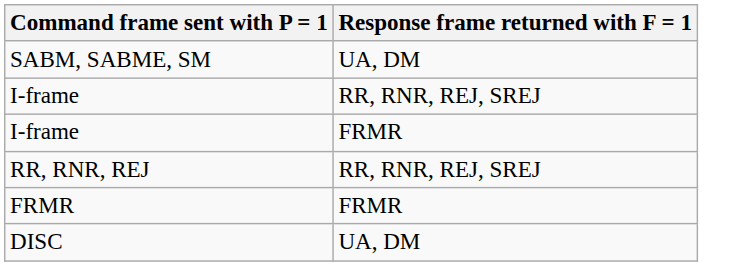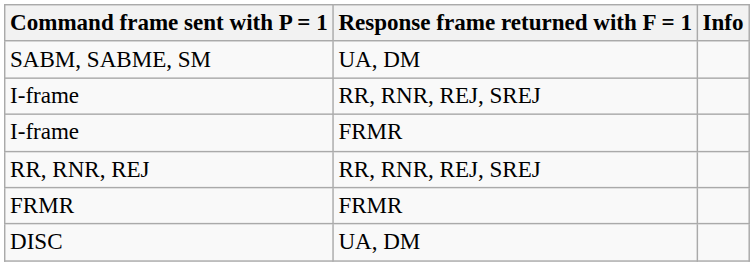+ column: (723, 22)
